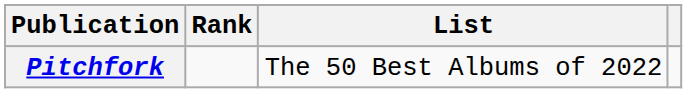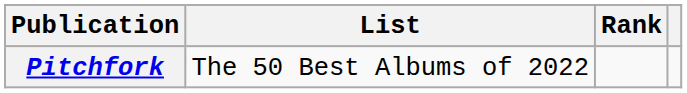columns swapped: (463, 26) <-> (222, 26)
